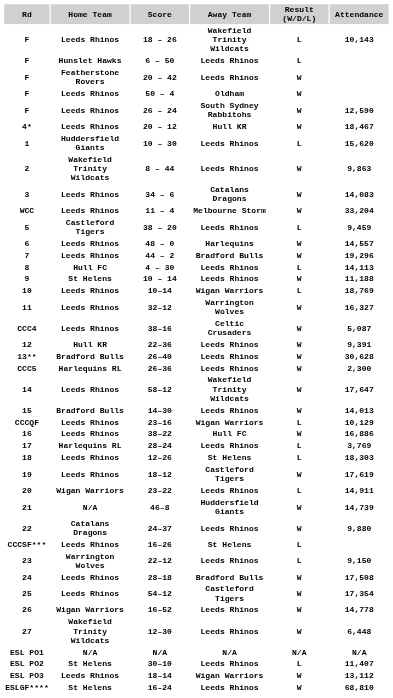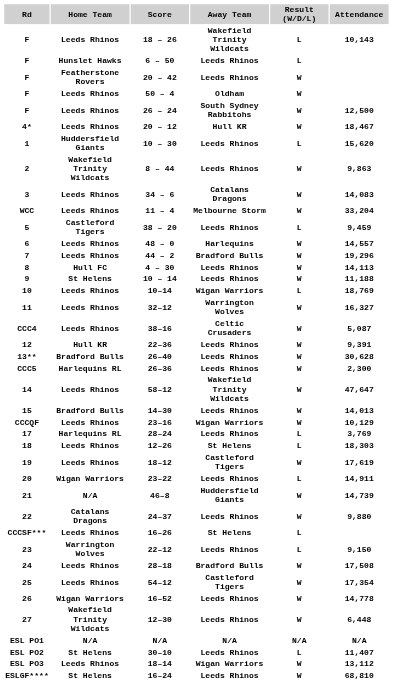(359, 110) 12,590 -> (359, 110) 12,500
(299, 267) L -> (299, 267) W
(359, 390) 17,647 -> (359, 390) 47,647
(299, 422) L -> (299, 422) W
- row: (160, 434)
